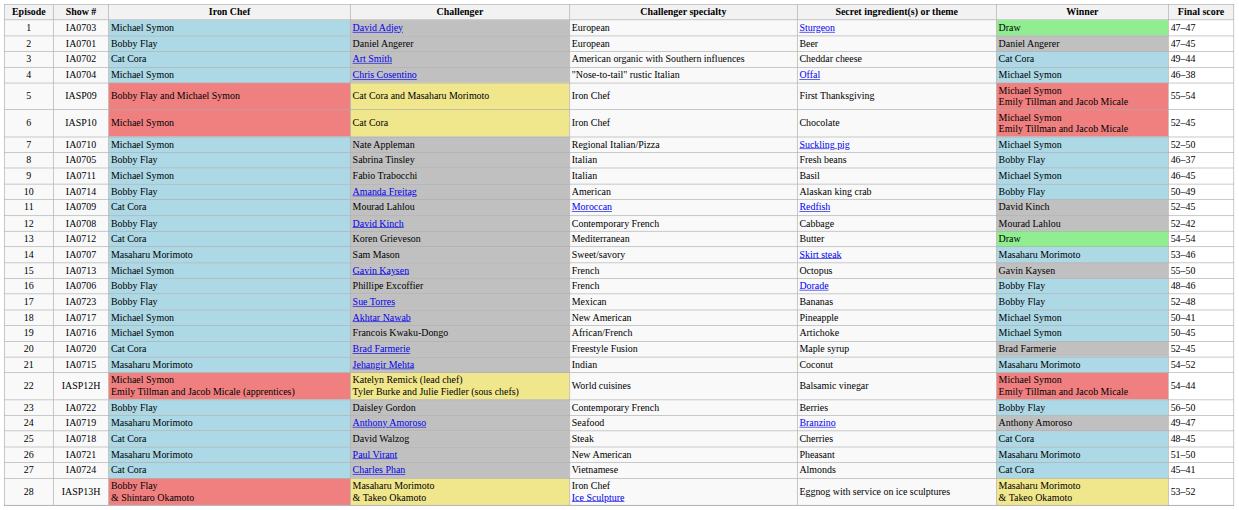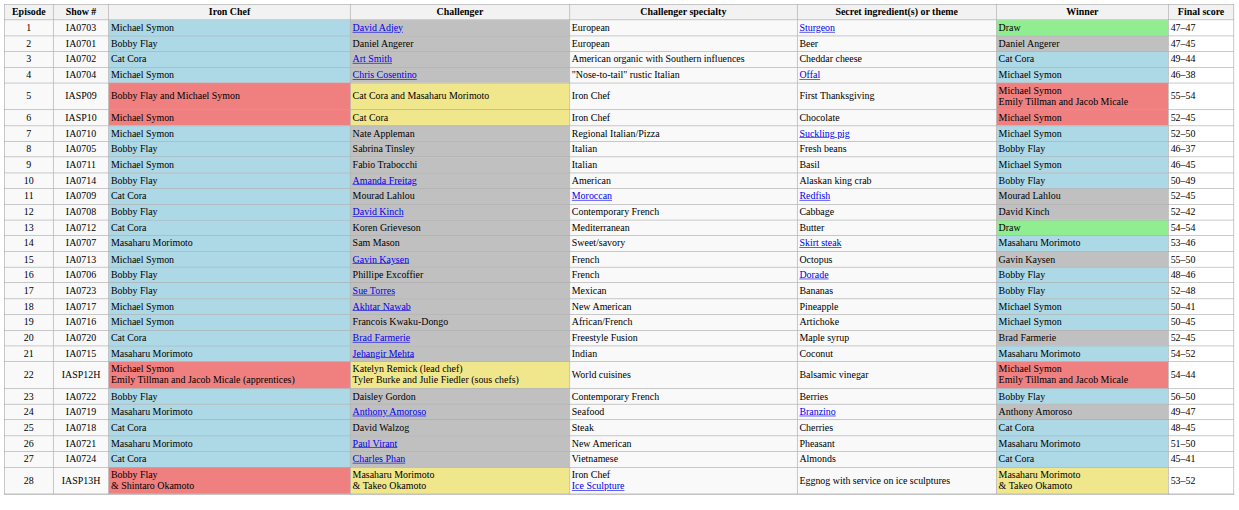(1063, 123) Michael Symon Emily Tillman and Jacob Micale -> (1030, 117) Michael Symon
(1024, 207) David Kinch -> (1030, 196) Mourad Lahlou
(1030, 223) Mourad Lahlou -> (1024, 212) David Kinch
